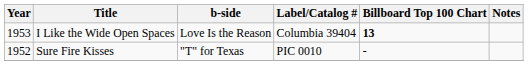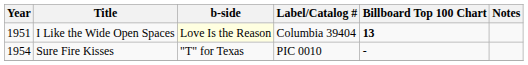(19, 32) 1953 -> (19, 32) 1951
(226, 32) no background -> (226, 32) lightyellow background
(19, 51) 1952 -> (19, 51) 1954
